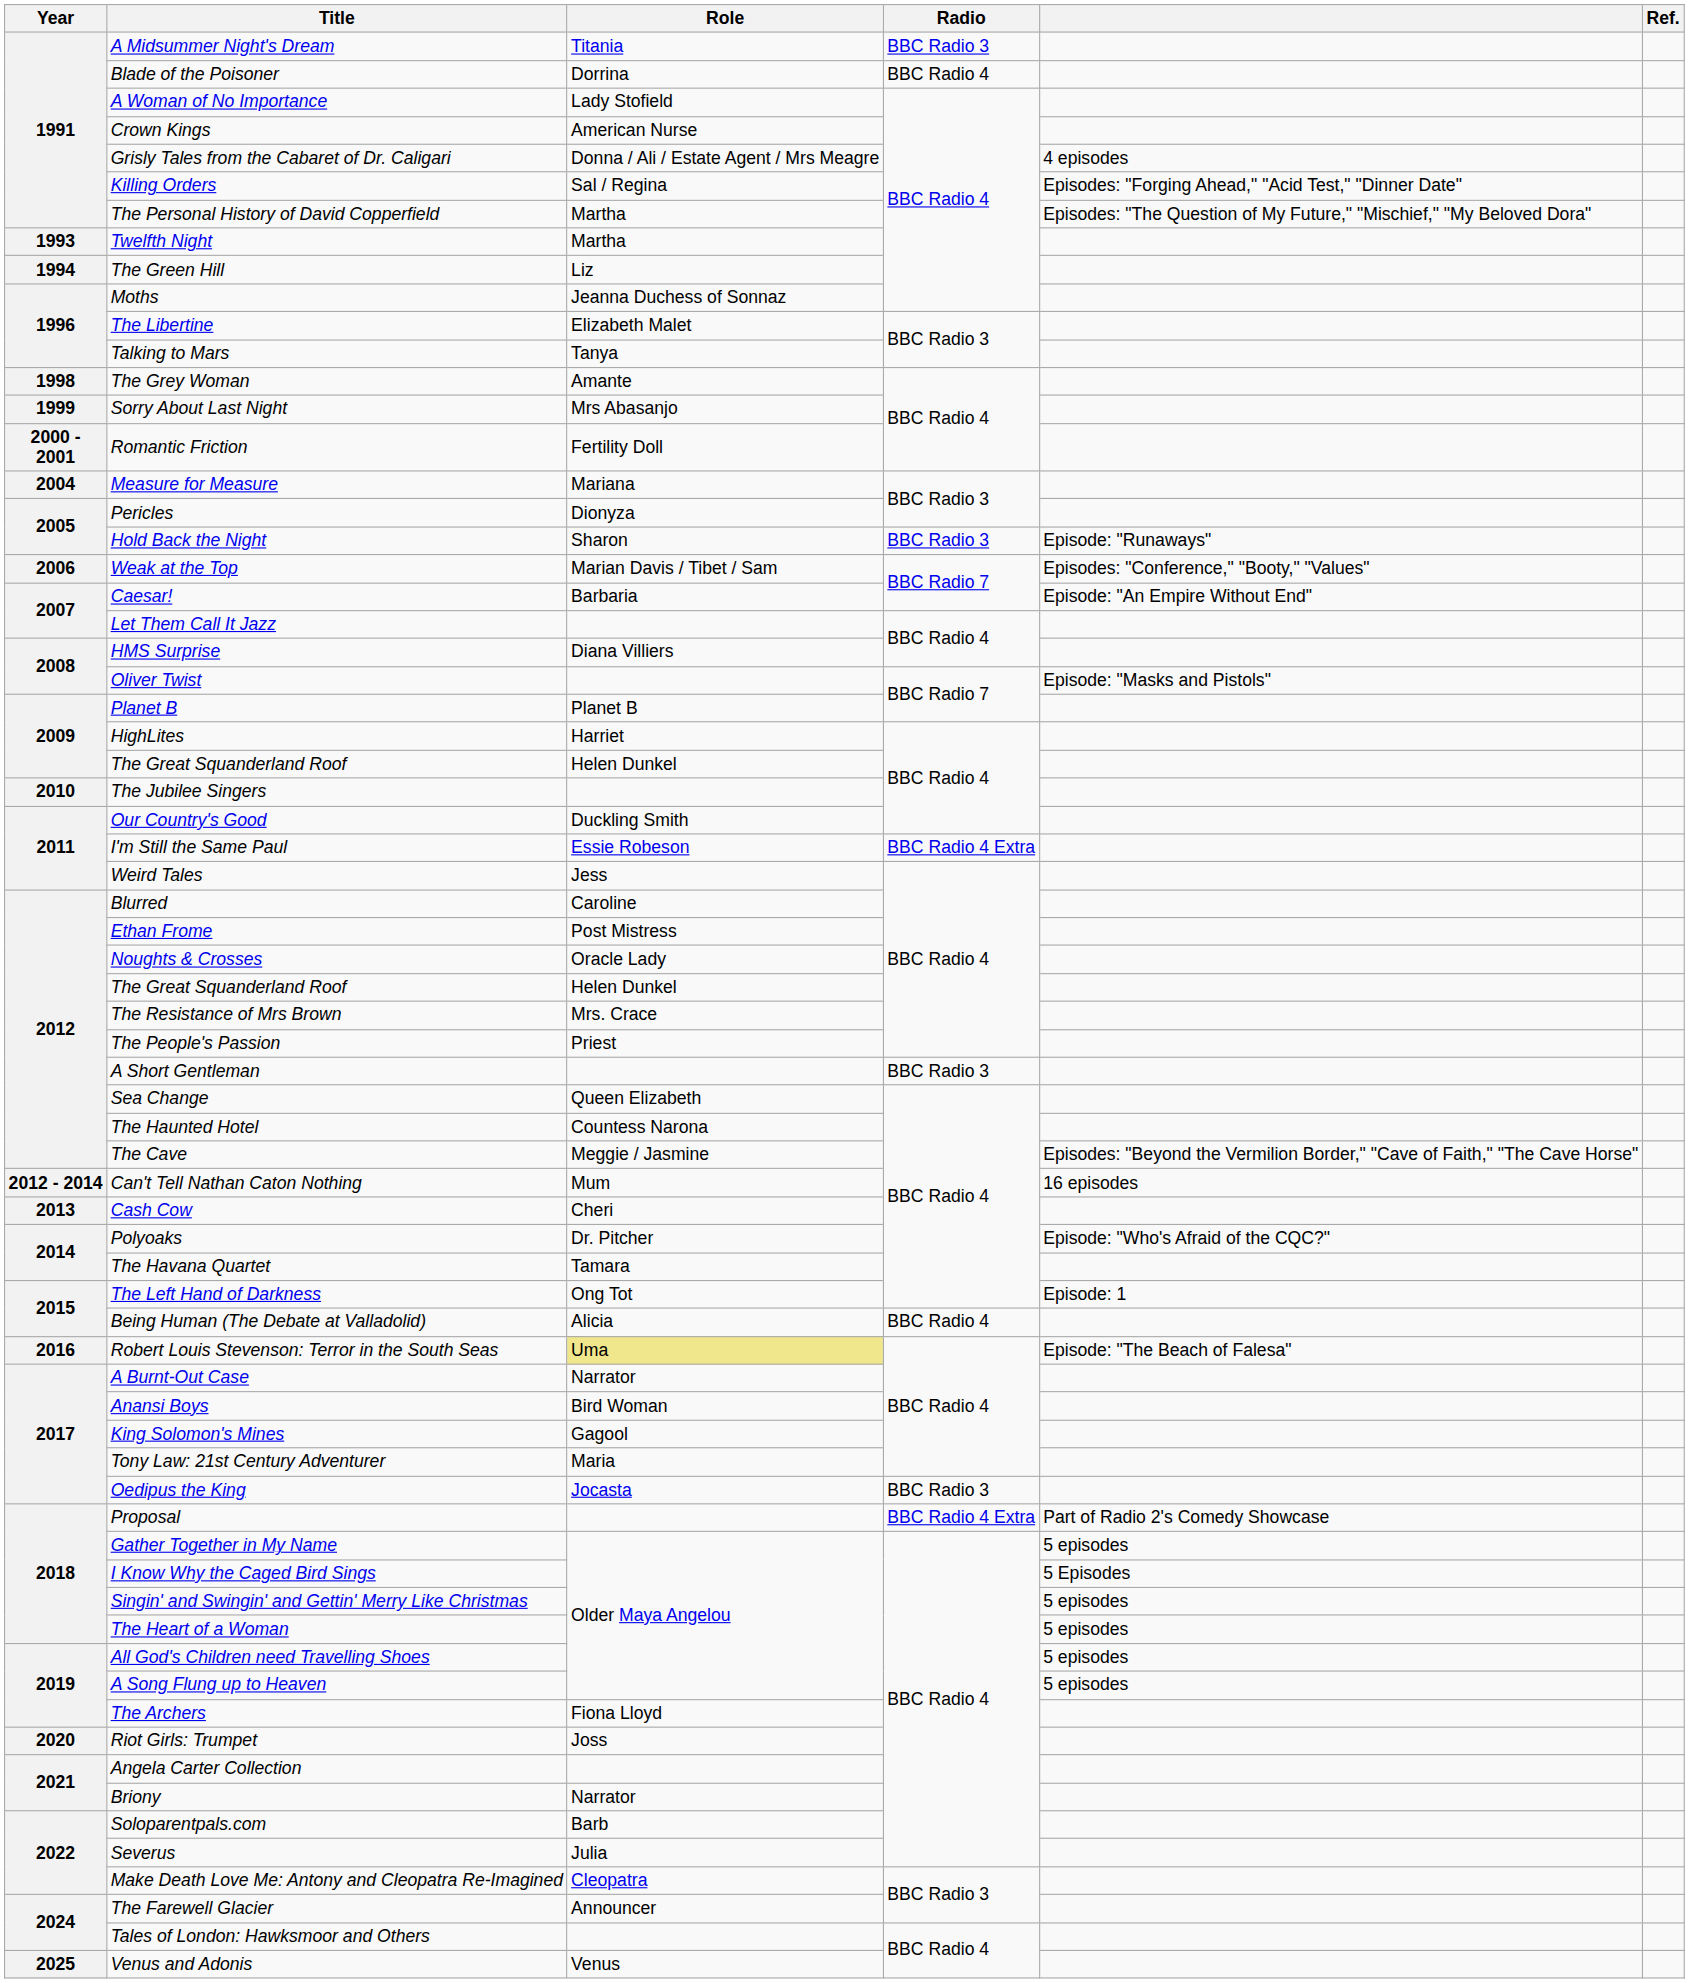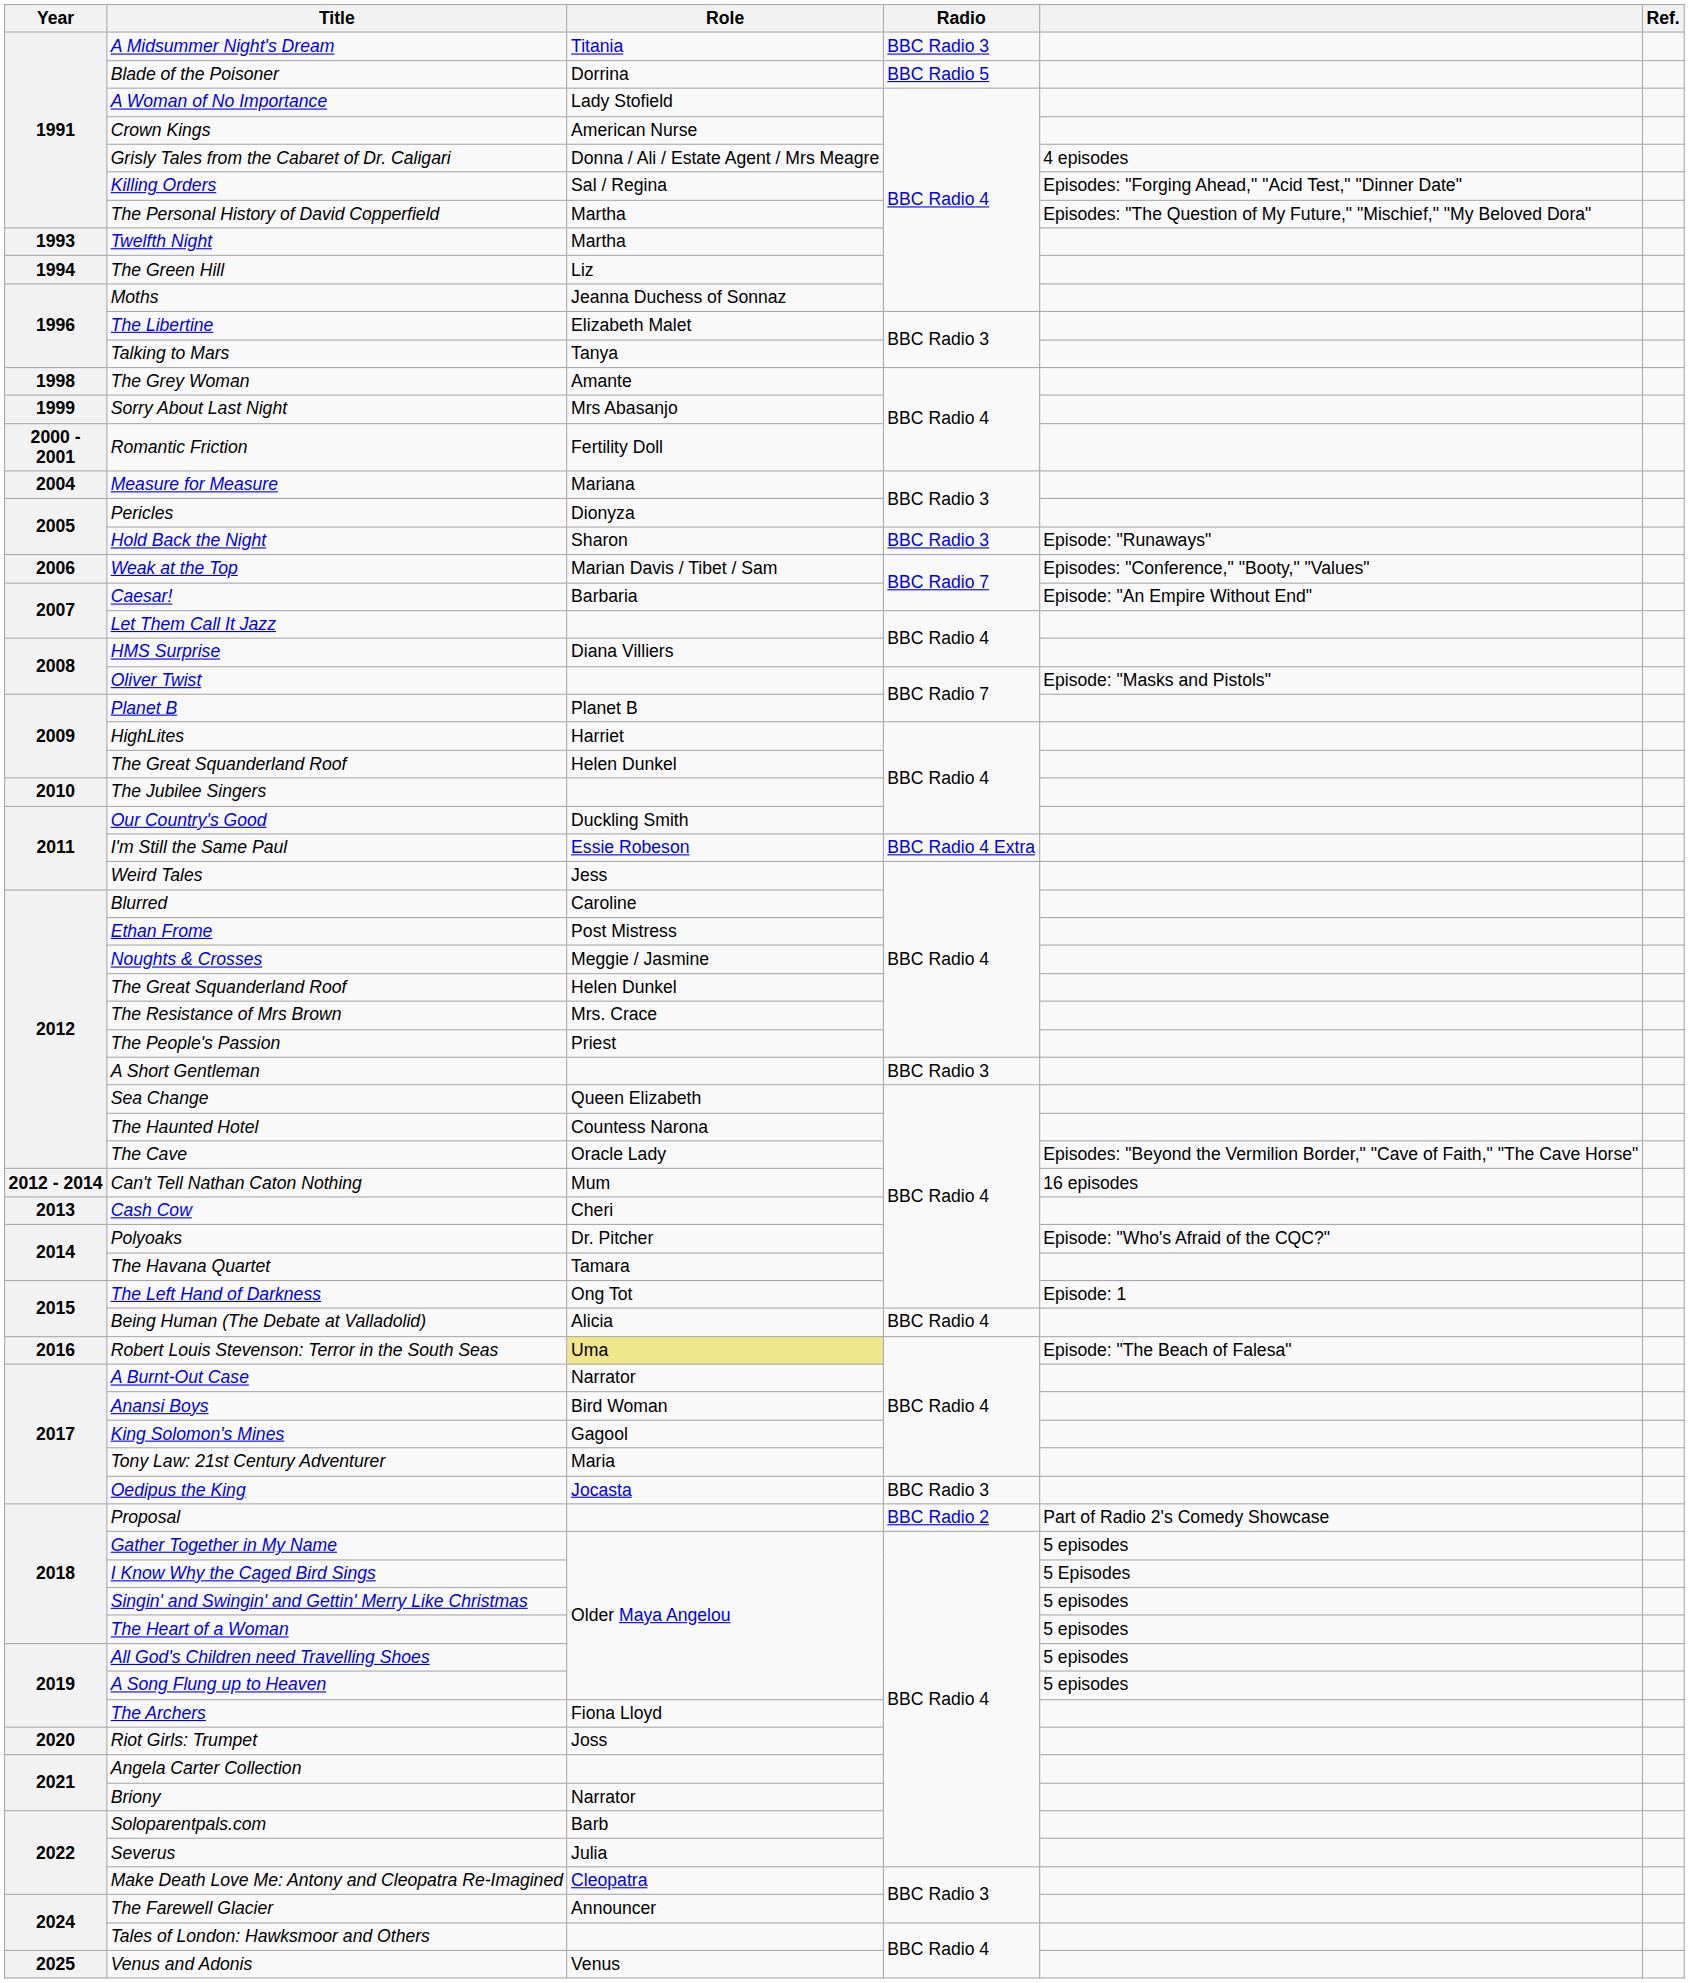(938, 74) BBC Radio 4 -> (938, 74) BBC Radio 5
(619, 959) Oracle Lady -> (640, 959) Meggie / Jasmine
(640, 1154) Meggie / Jasmine -> (619, 1154) Oracle Lady
(961, 1517) BBC Radio 4 Extra -> (938, 1517) BBC Radio 2
